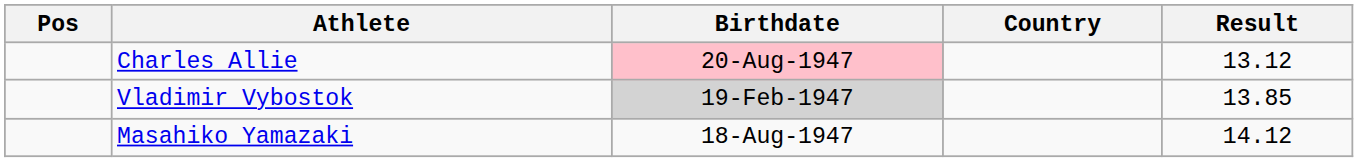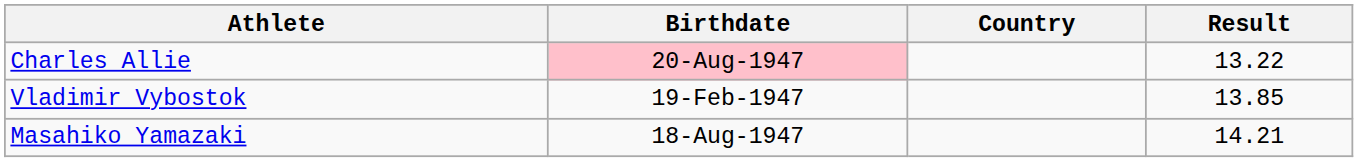- column: (58, 24)
(1258, 61) 13.12 -> (1249, 61) 13.22
(777, 99) lightgrey background -> (728, 99) no background
(1258, 137) 14.12 -> (1249, 137) 14.21
